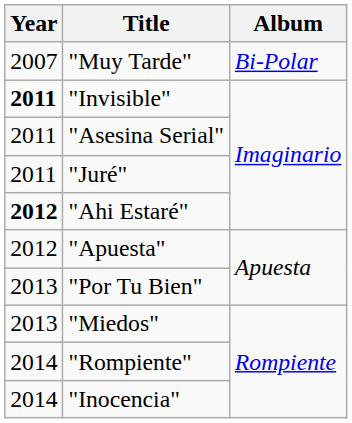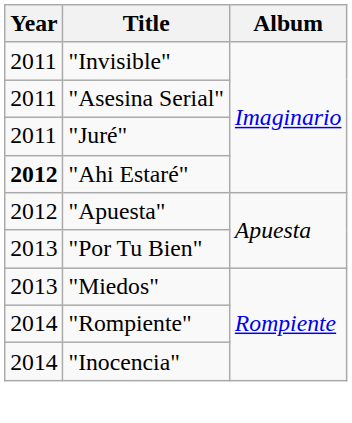- row: (130, 60)
(33, 98) bold -> (33, 60) normal
